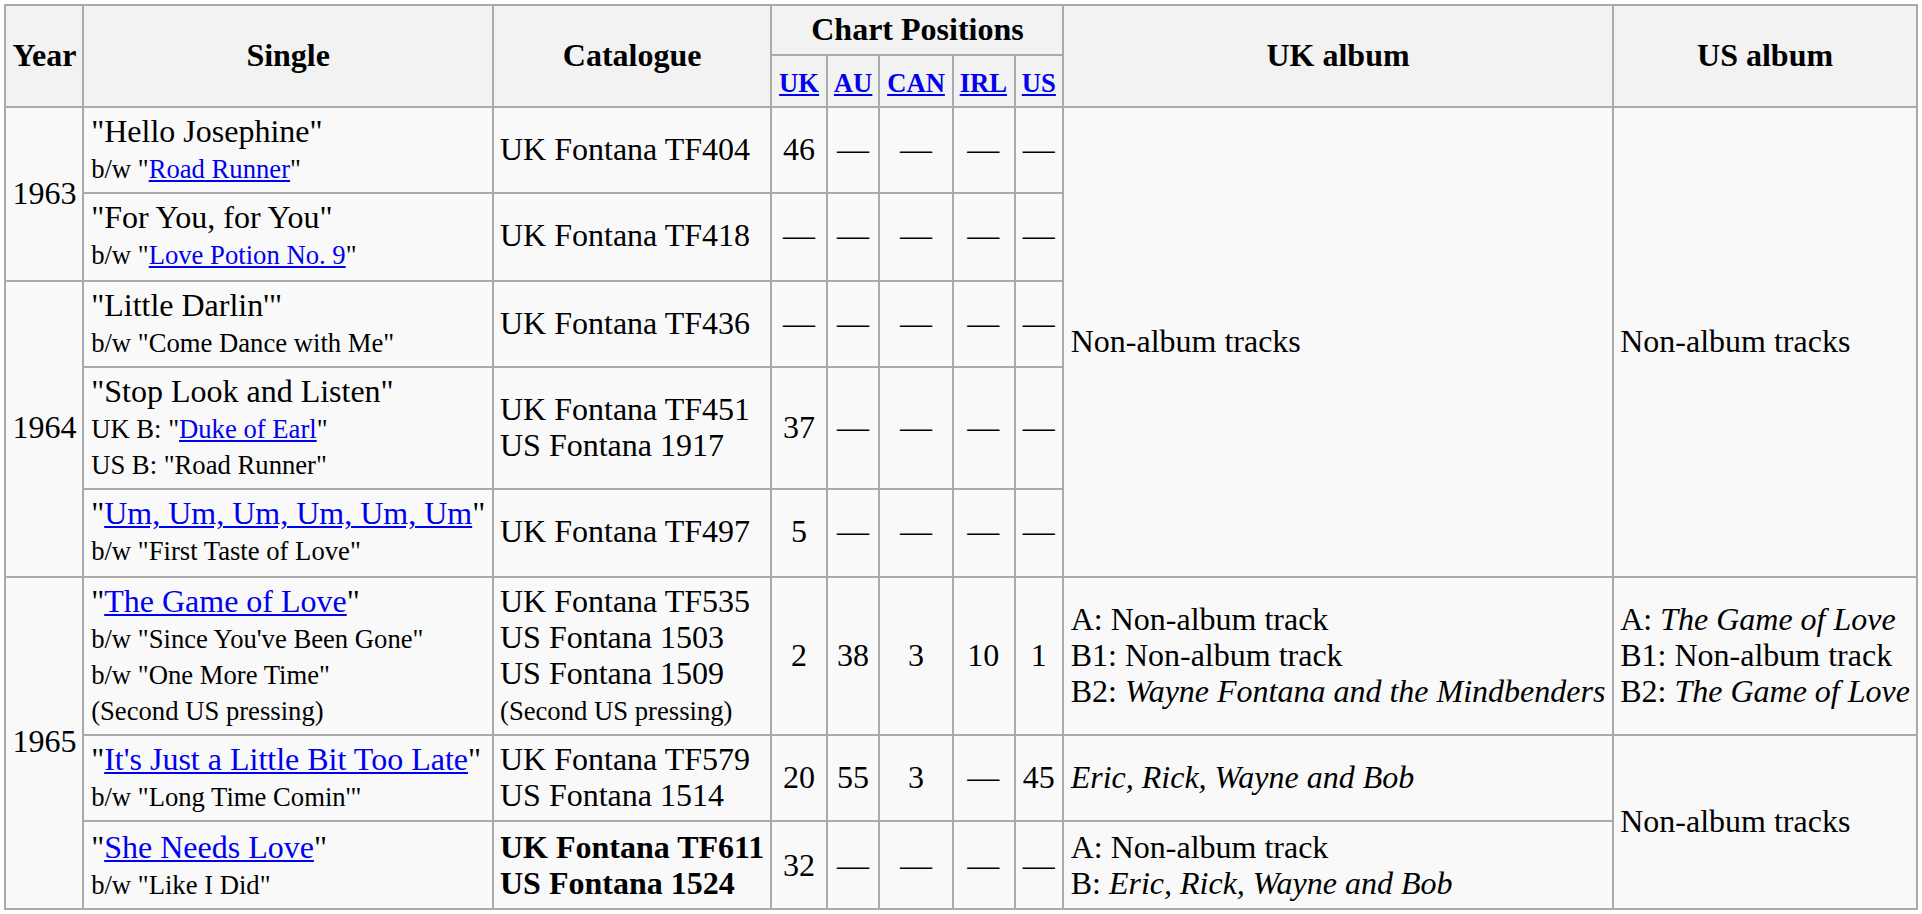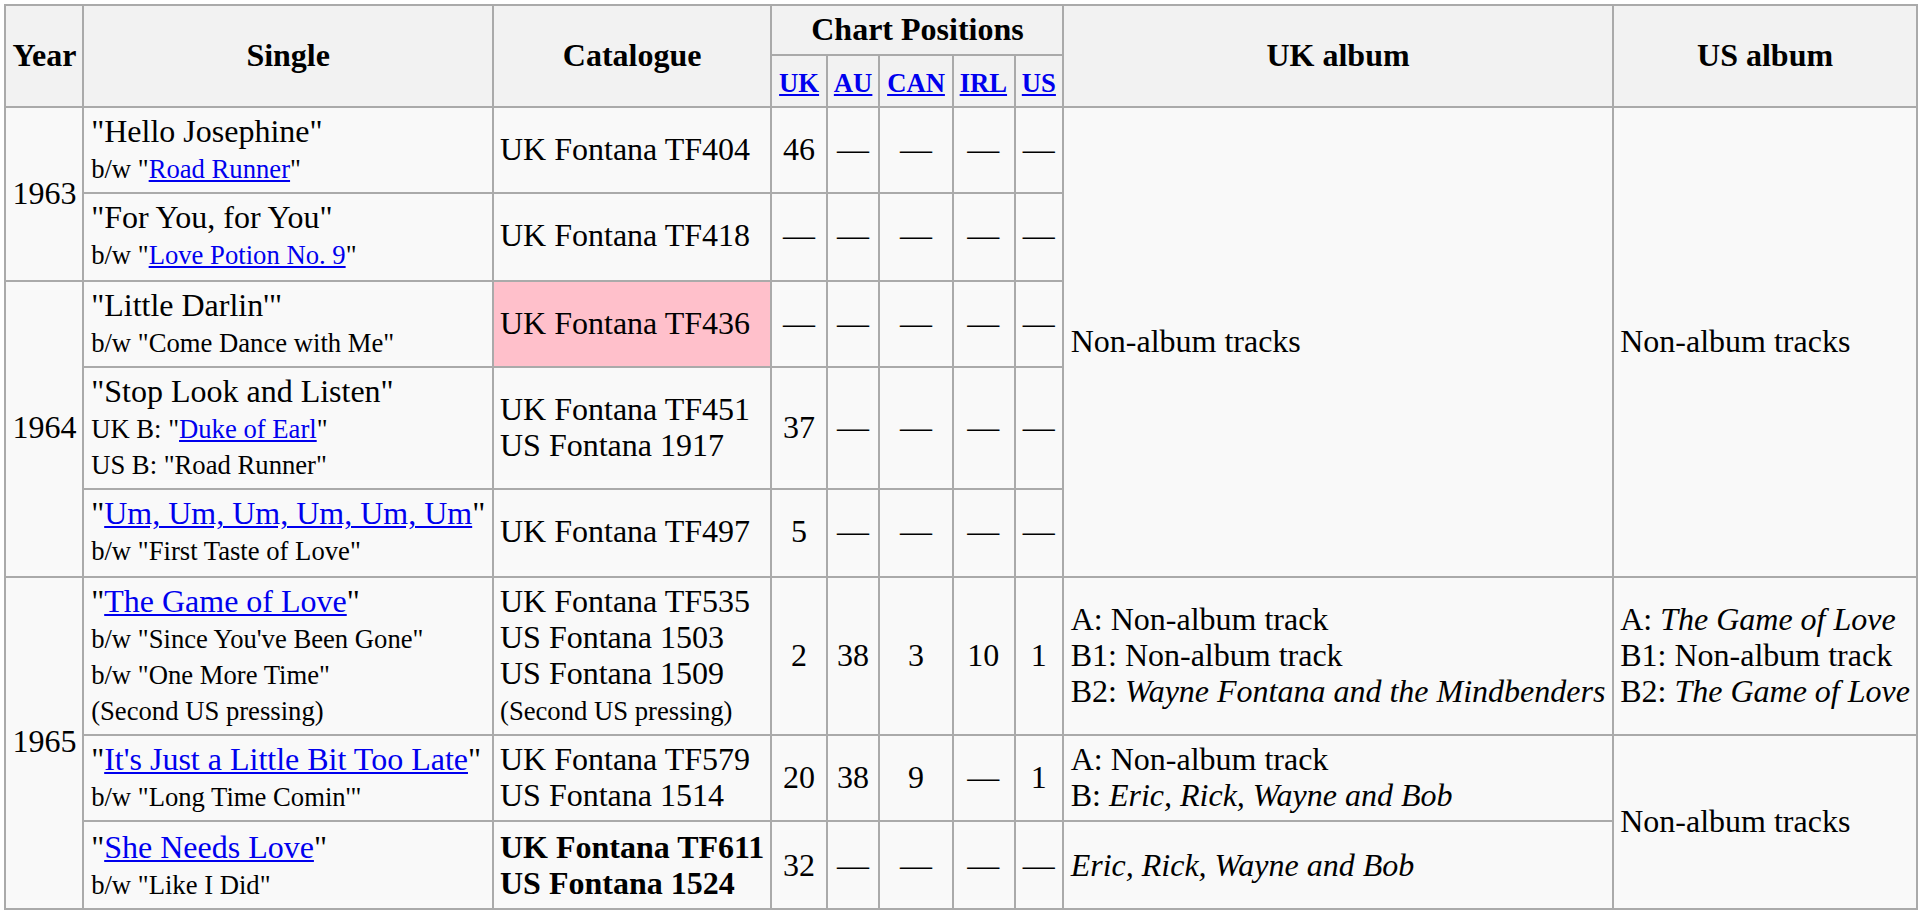(625, 322) no background -> (625, 322) pink background
(853, 777) 55 -> (853, 777) 38
(916, 777) 3 -> (916, 777) 9
(1039, 777) 45 -> (1039, 777) 1
(1242, 777) Eric, Rick, Wayne and Bob -> (1262, 777) A: Non-album track B: Eric, Rick, Wayne and Bob
(1262, 864) A: Non-album track B: Eric, Rick, Wayne and Bob -> (1242, 864) Eric, Rick, Wayne and Bob
